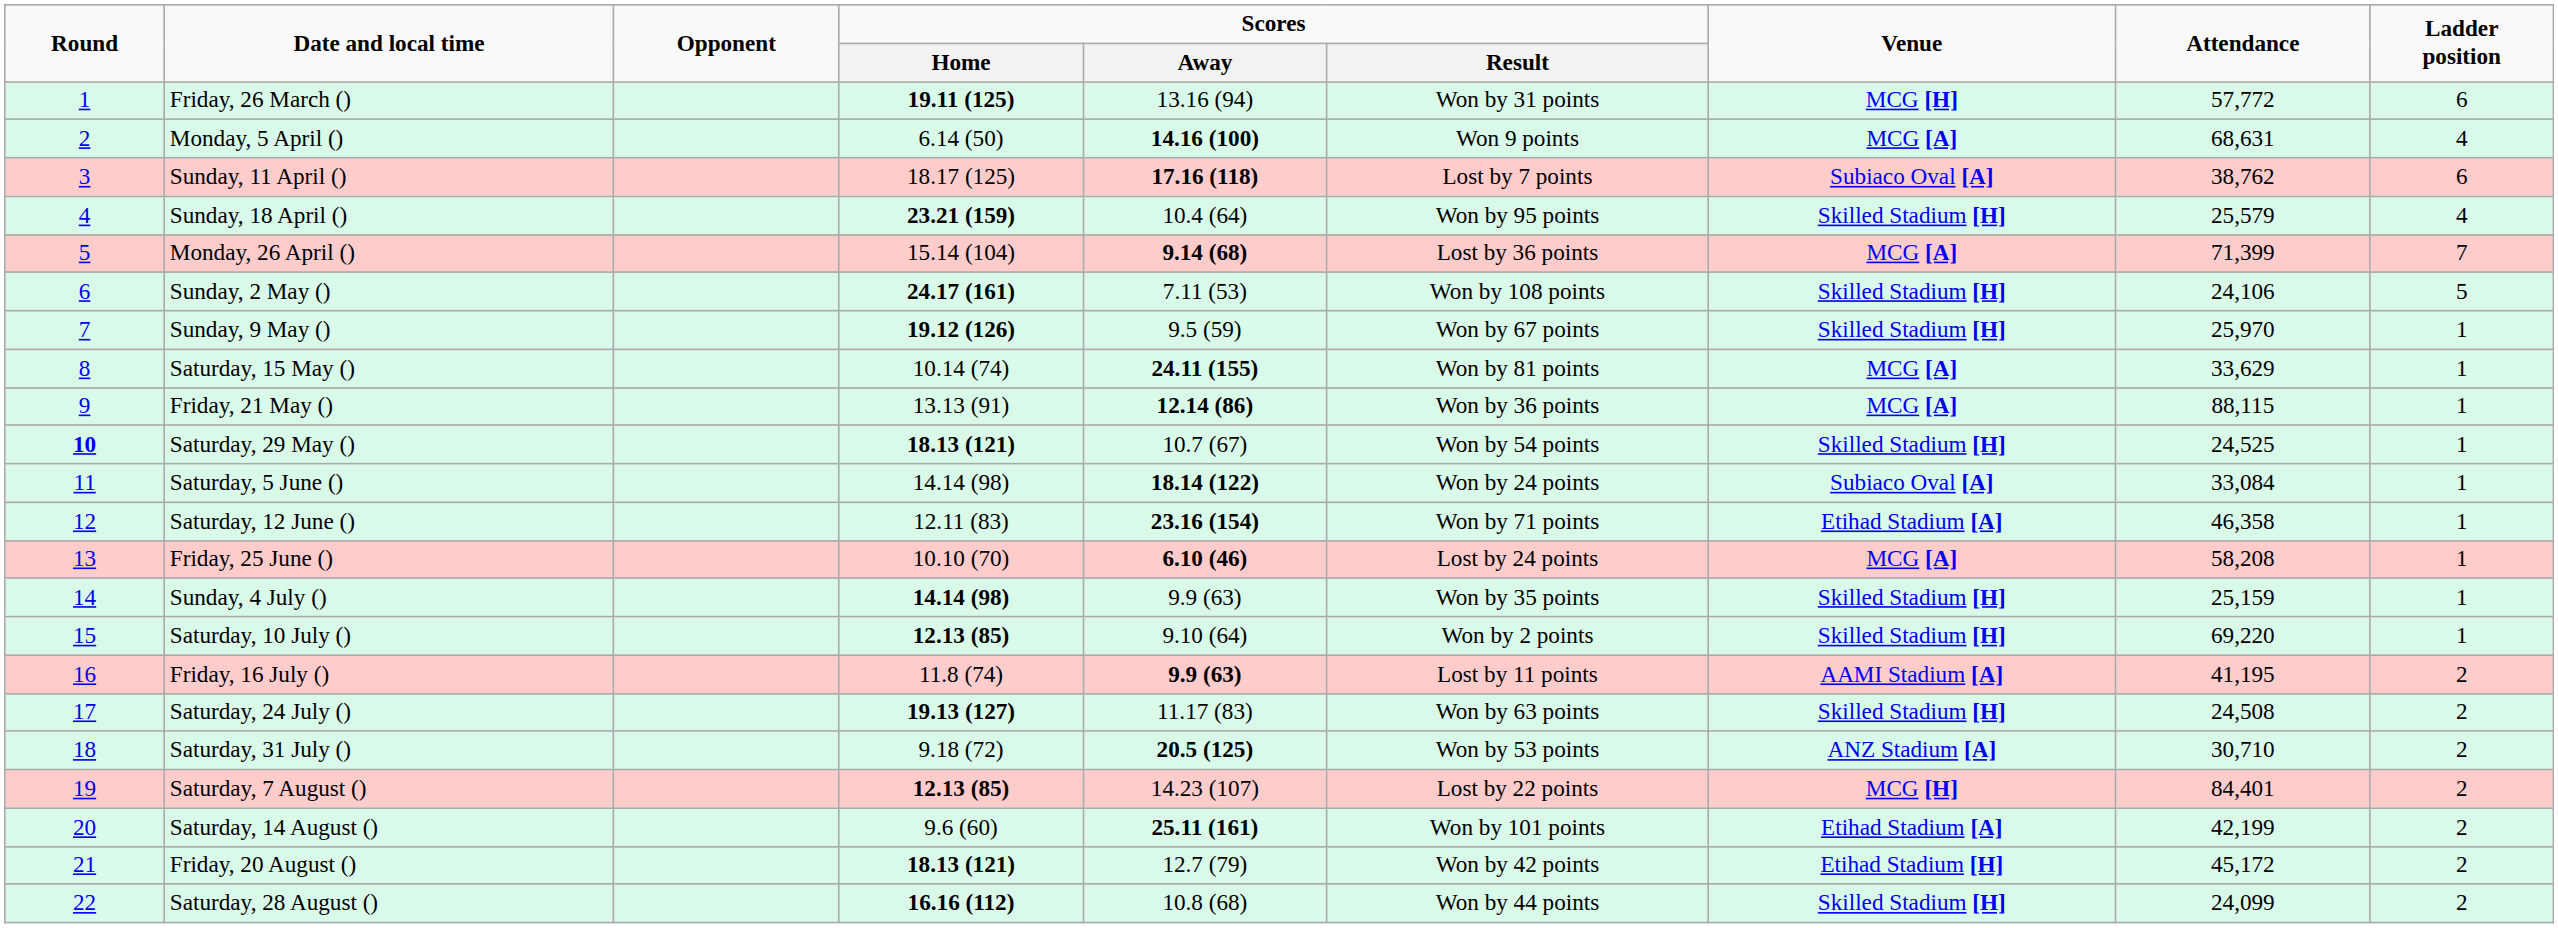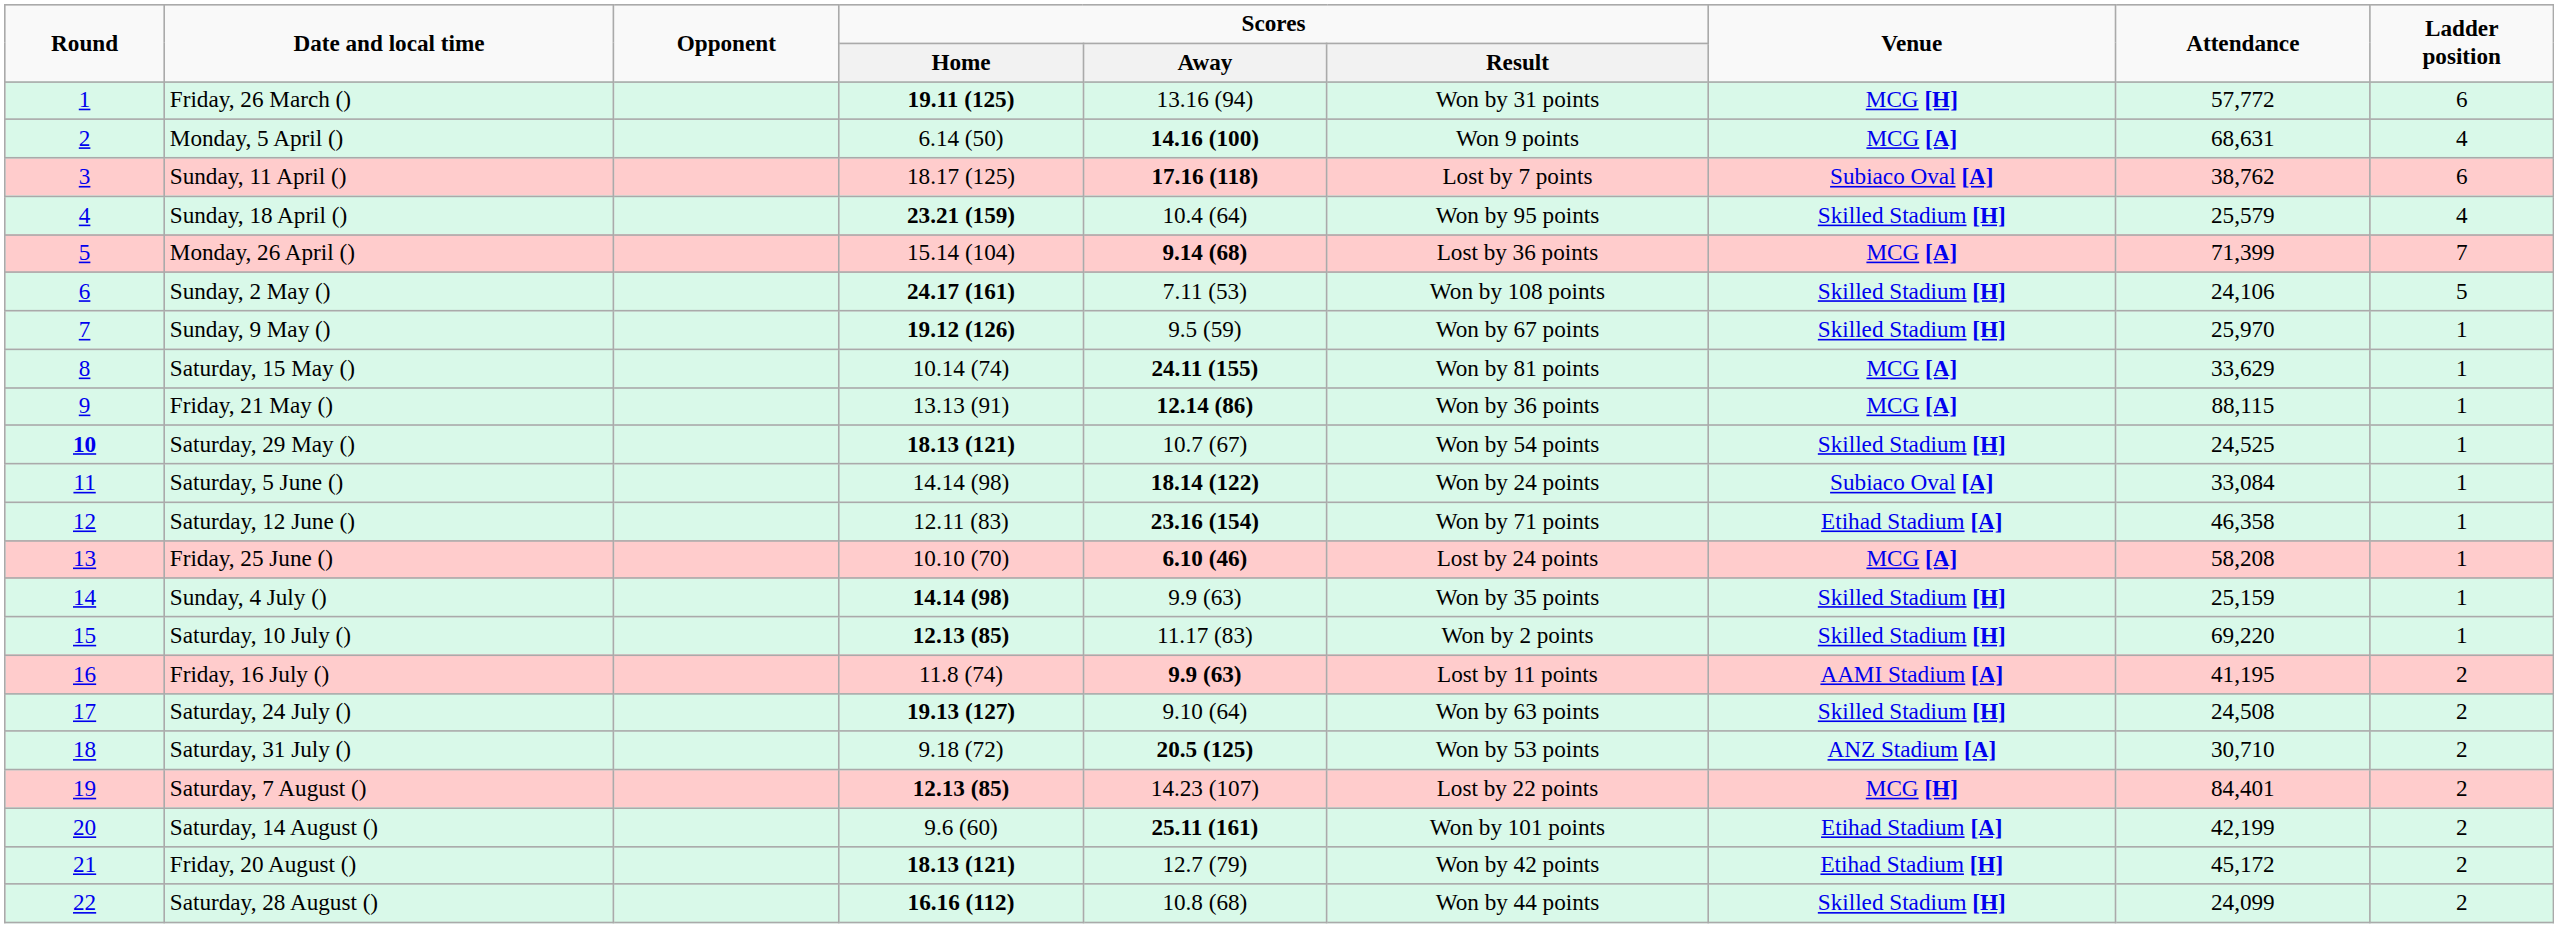(1205, 635) 9.10 (64) -> (1205, 635) 11.17 (83)
(1205, 712) 11.17 (83) -> (1205, 712) 9.10 (64)
